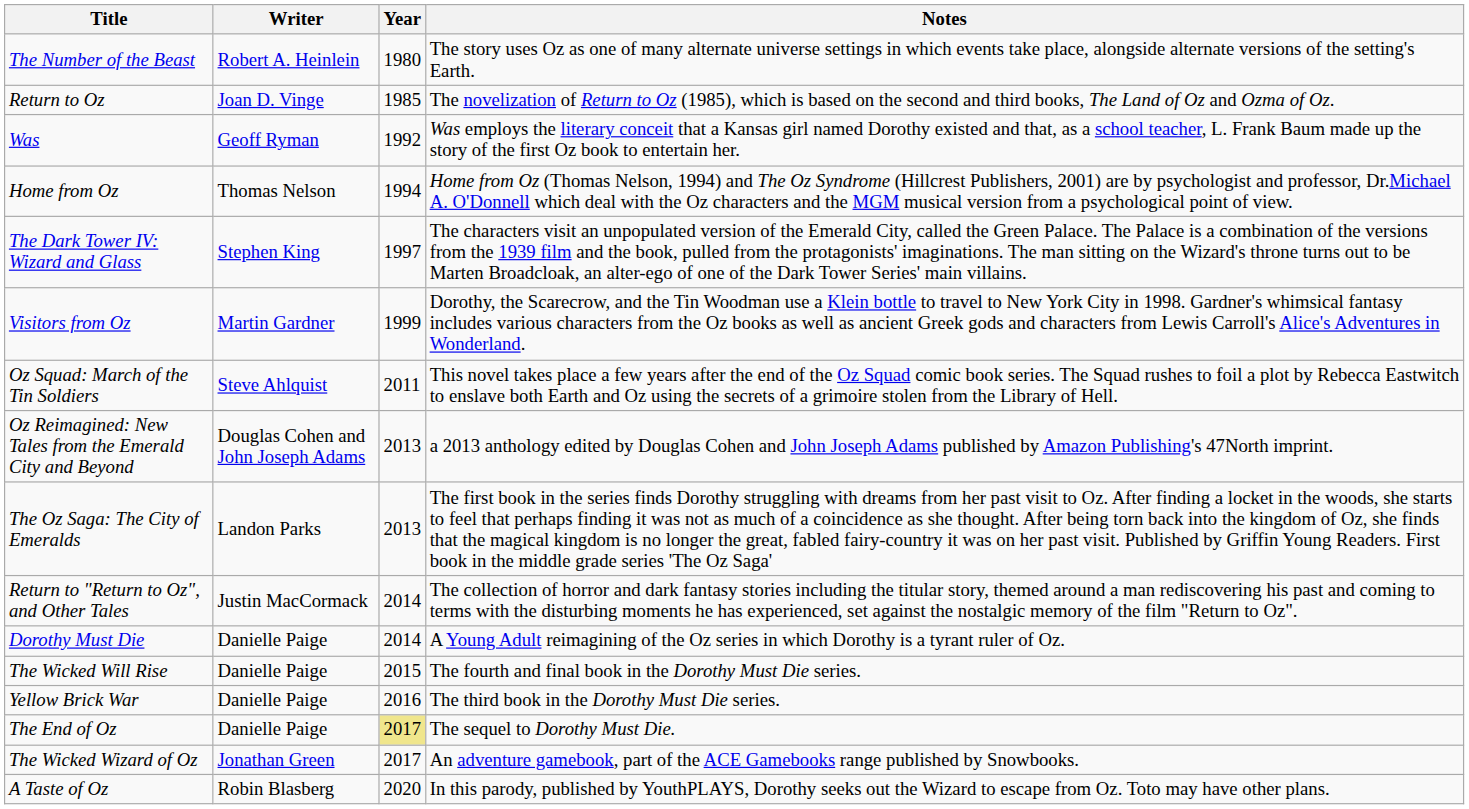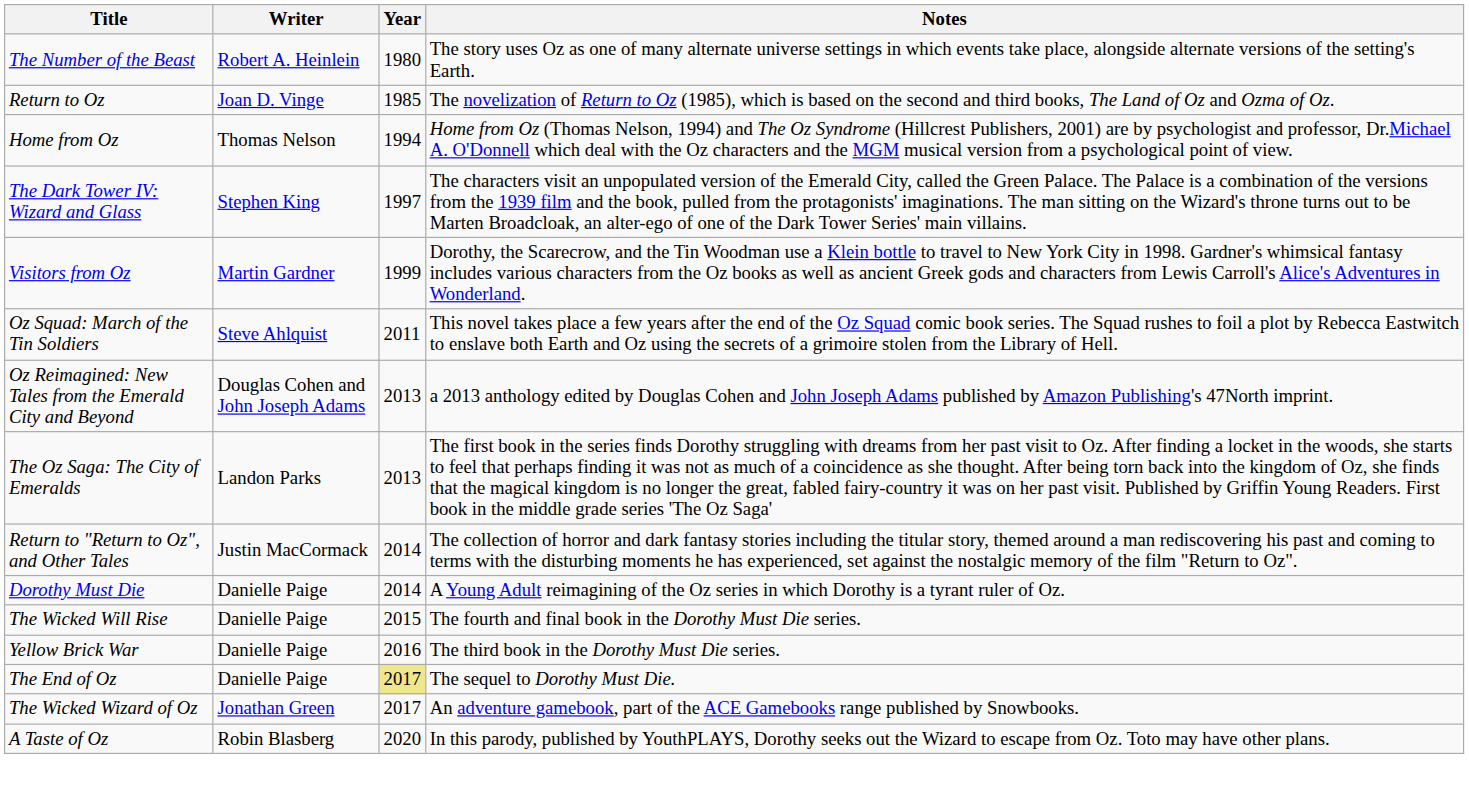- row: (24, 140)
